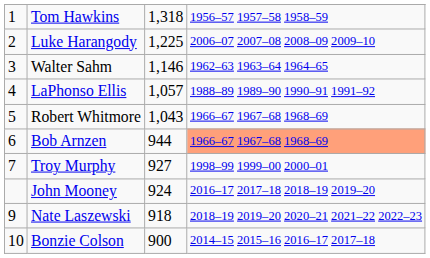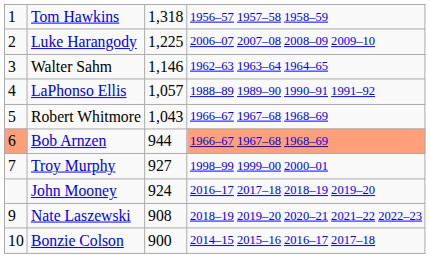(12, 141) no background -> (12, 141) lightsalmon background
(160, 215) 918 -> (160, 215) 908
